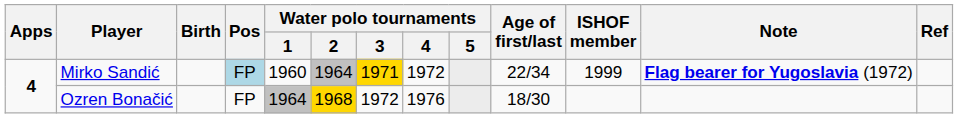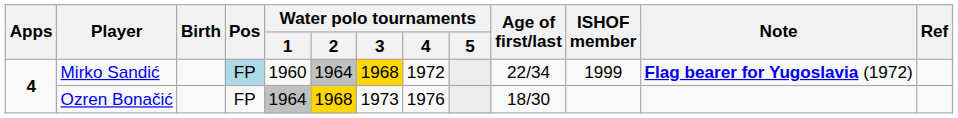(380, 73) 1971 -> (380, 73) 1968
(380, 100) 1972 -> (380, 100) 1973
